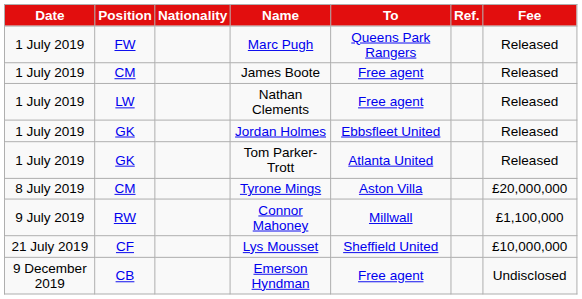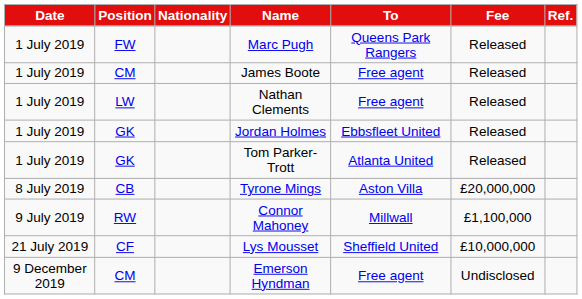columns swapped: (530, 16) <-> (467, 16)
(125, 189) CM -> (125, 189) CB
(125, 276) CB -> (125, 276) CM
